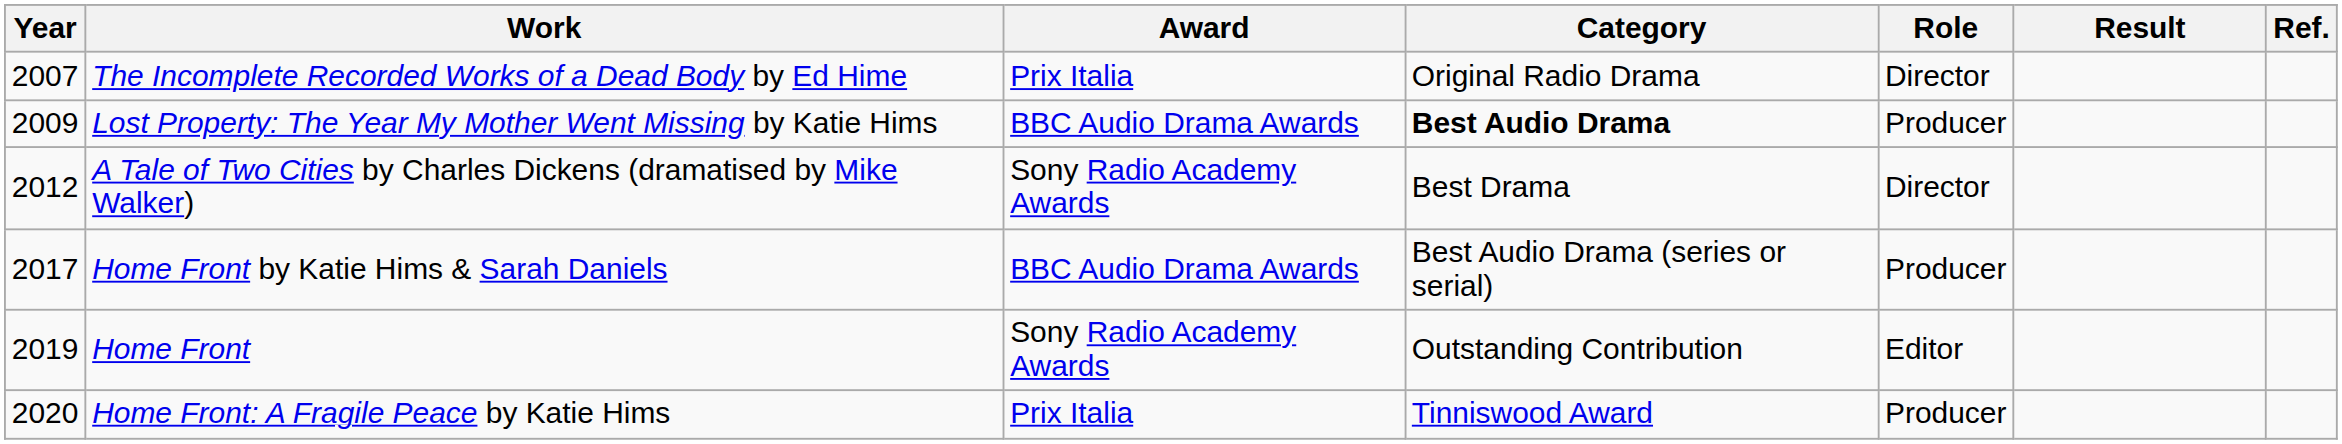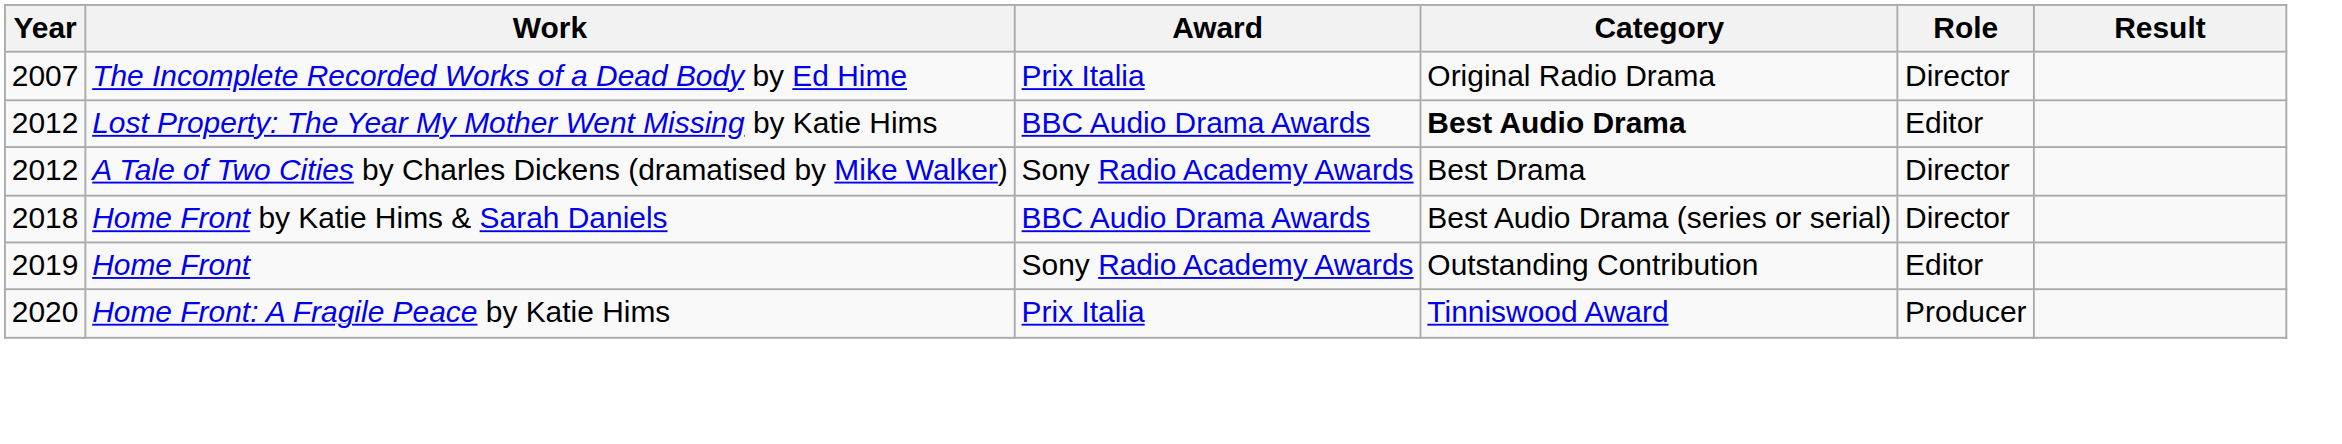- column: (2302, 28)
(45, 123) 2009 -> (45, 123) 2012
(1946, 123) Producer -> (1944, 123) Editor
(45, 268) 2017 -> (45, 218) 2018
(1946, 268) Producer -> (1957, 218) Director
